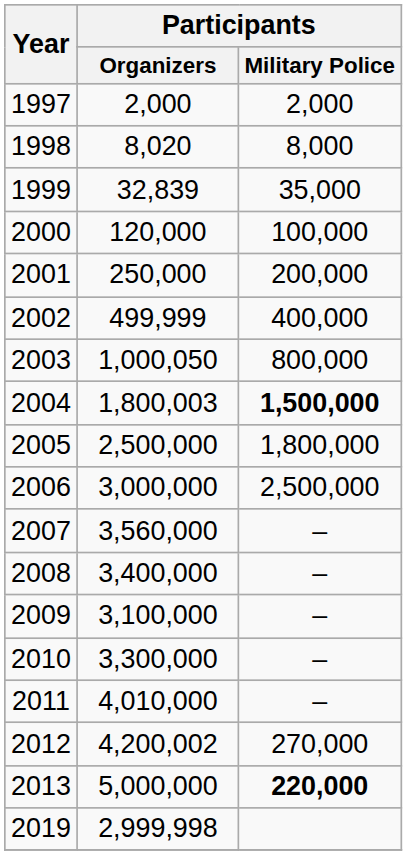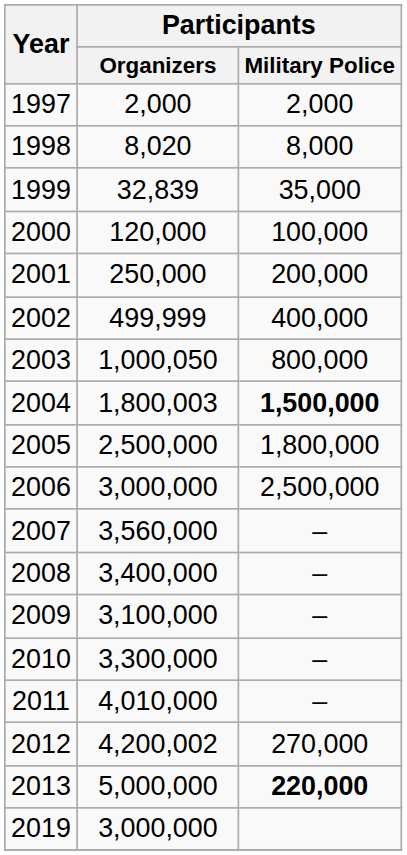(158, 828) 2,999,998 -> (158, 828) 3,000,000
